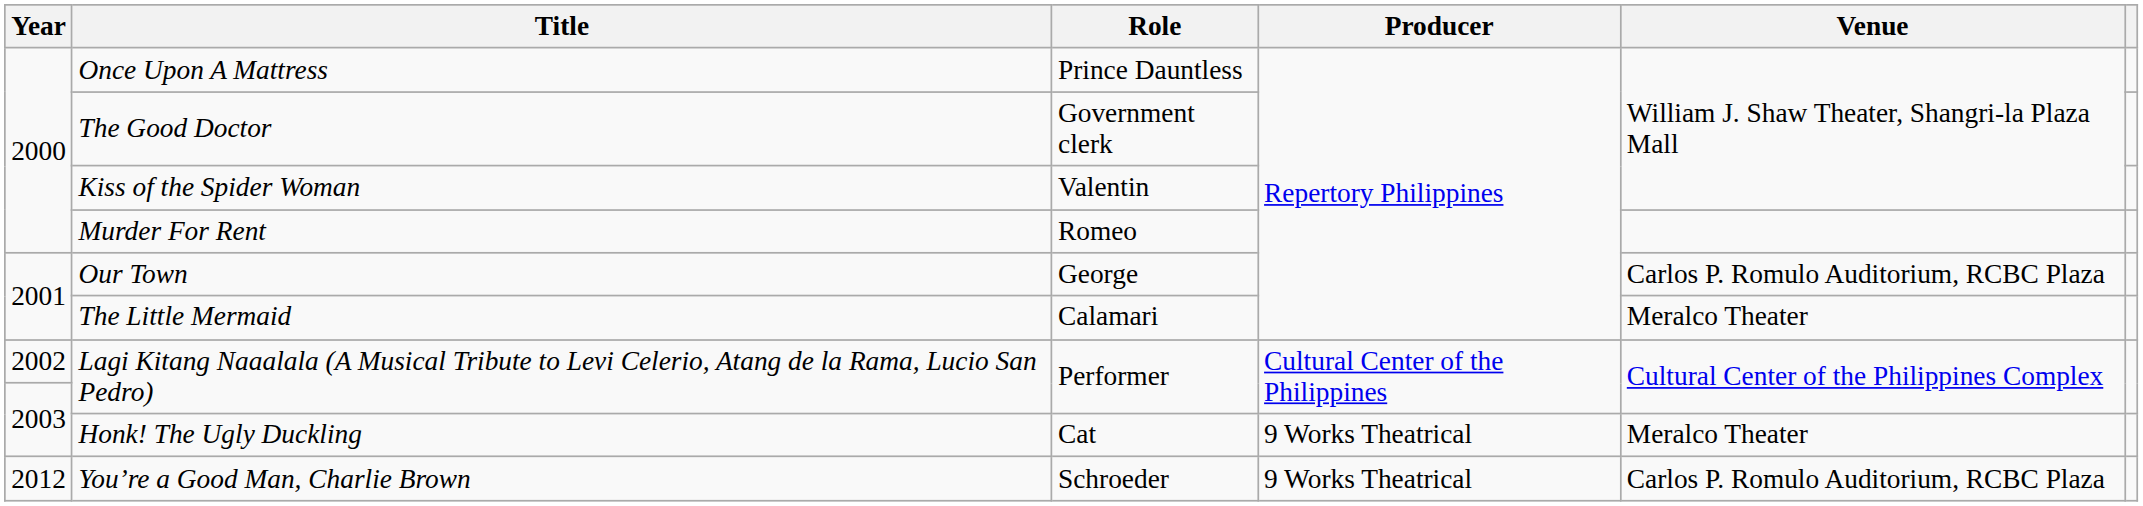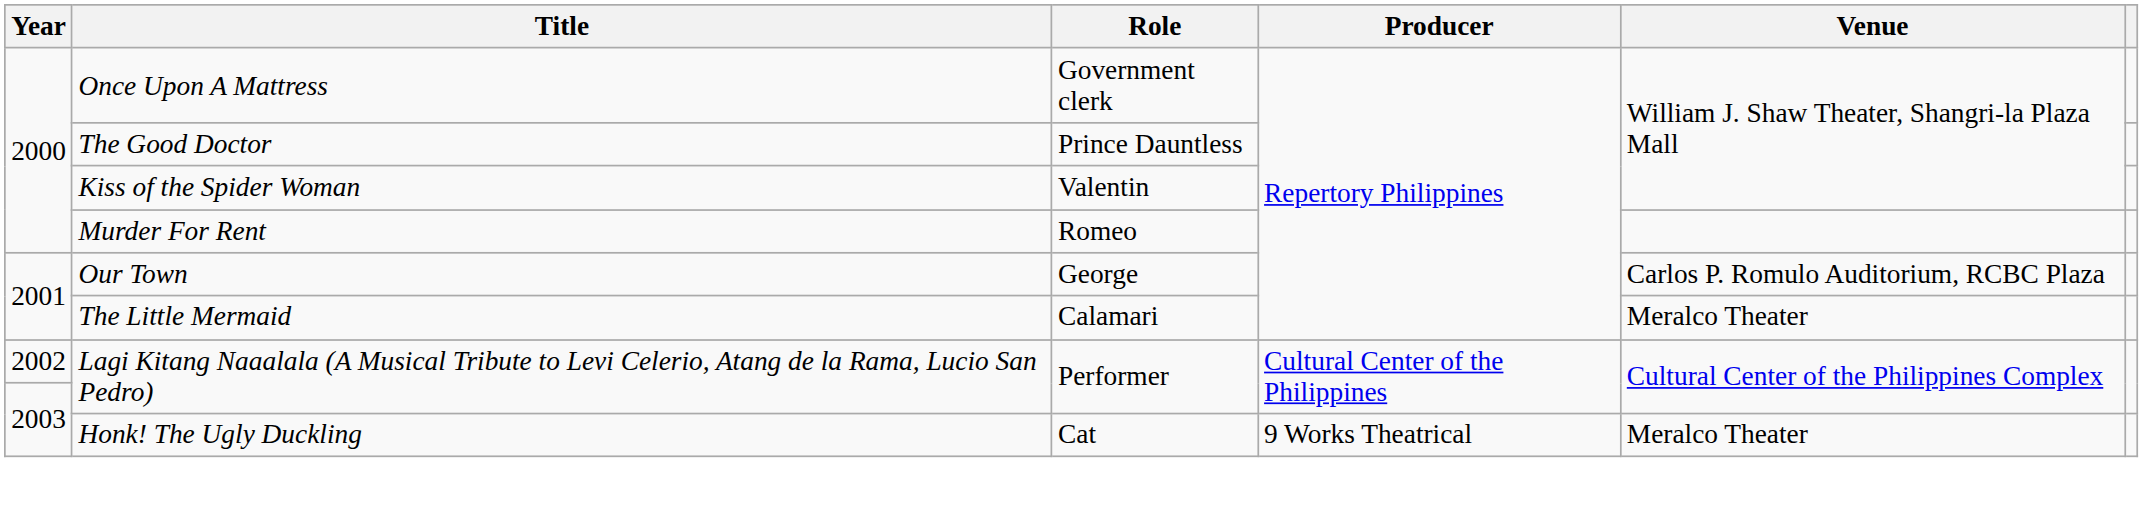(1150, 69) Prince Dauntless -> (1126, 84) Government clerk
(1126, 128) Government clerk -> (1150, 143) Prince Dauntless
- row: (39, 478)
